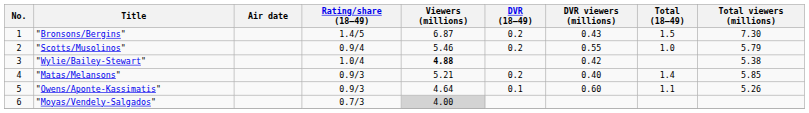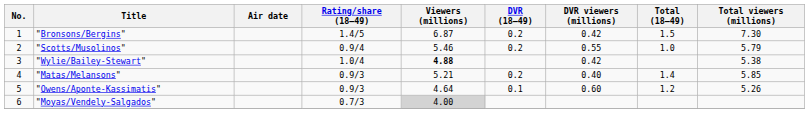(591, 34) 0.43 -> (591, 34) 0.42
(667, 88) 1.1 -> (667, 88) 1.2
